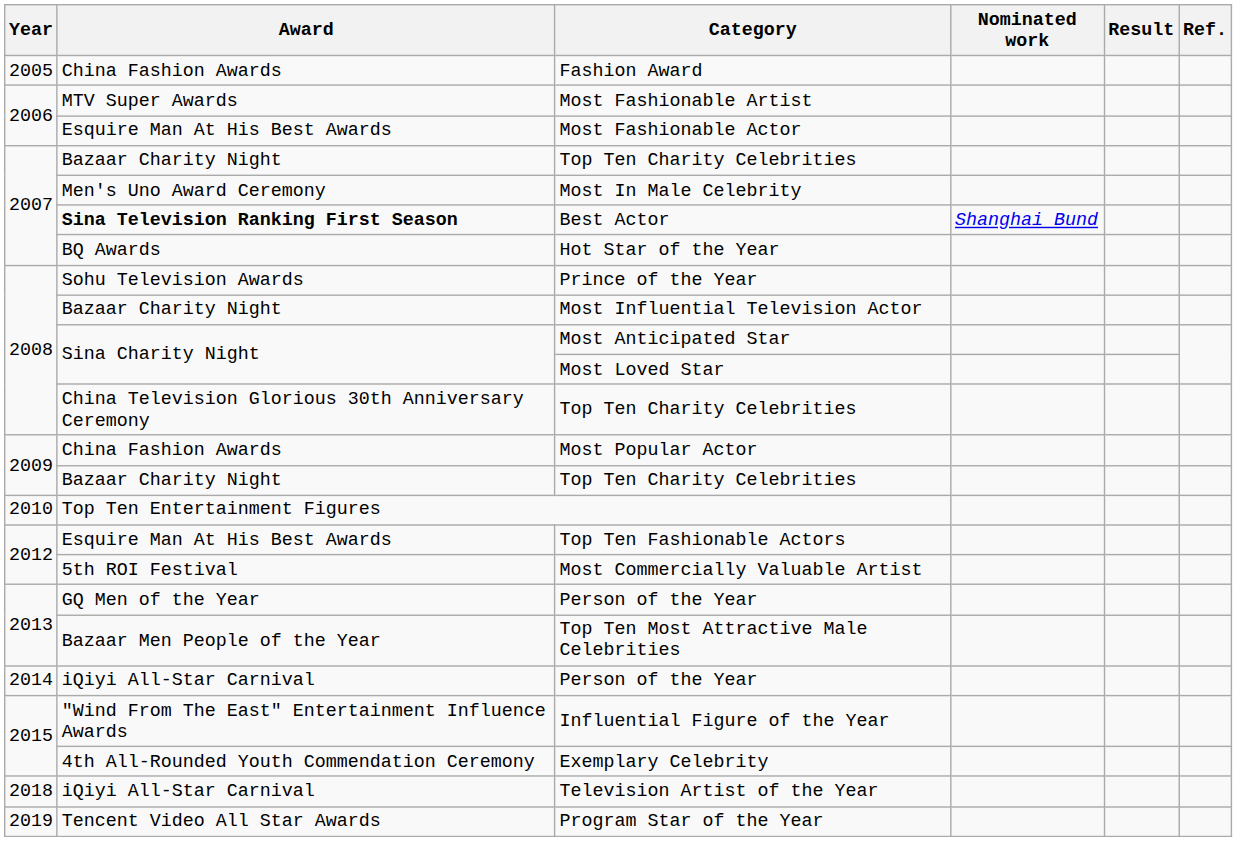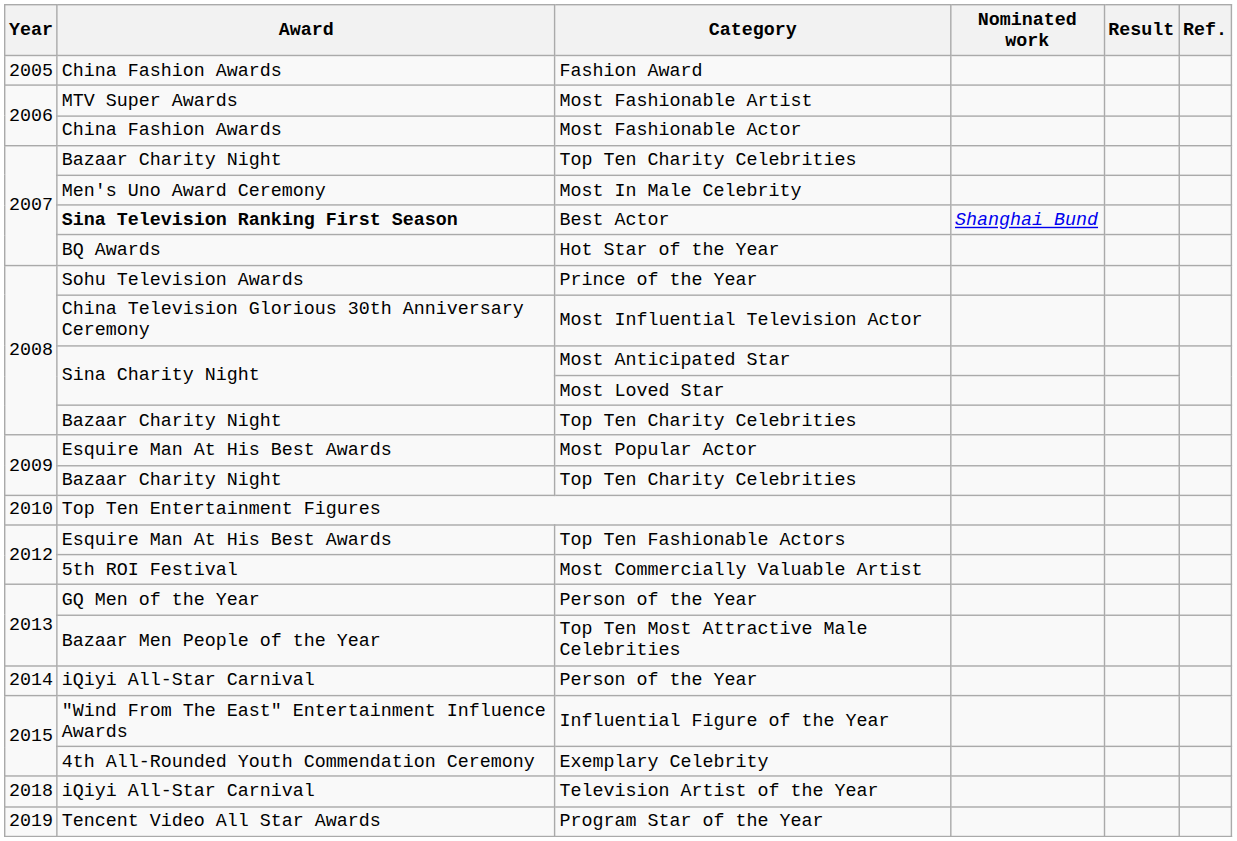(227, 130) Esquire Man At His Best Awards -> (172, 130) China Fashion Awards
(172, 310) Bazaar Charity Night -> (293, 320) China Television Glorious 30th Anniversary Ceremony
(293, 410) China Television Glorious 30th Anniversary Ceremony -> (172, 420) Bazaar Charity Night
(172, 450) China Fashion Awards -> (227, 450) Esquire Man At His Best Awards
